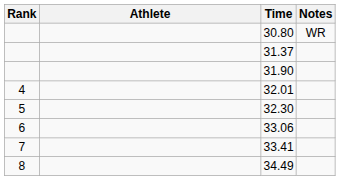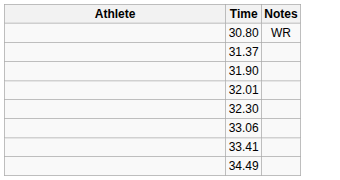- column: (22, 14)
